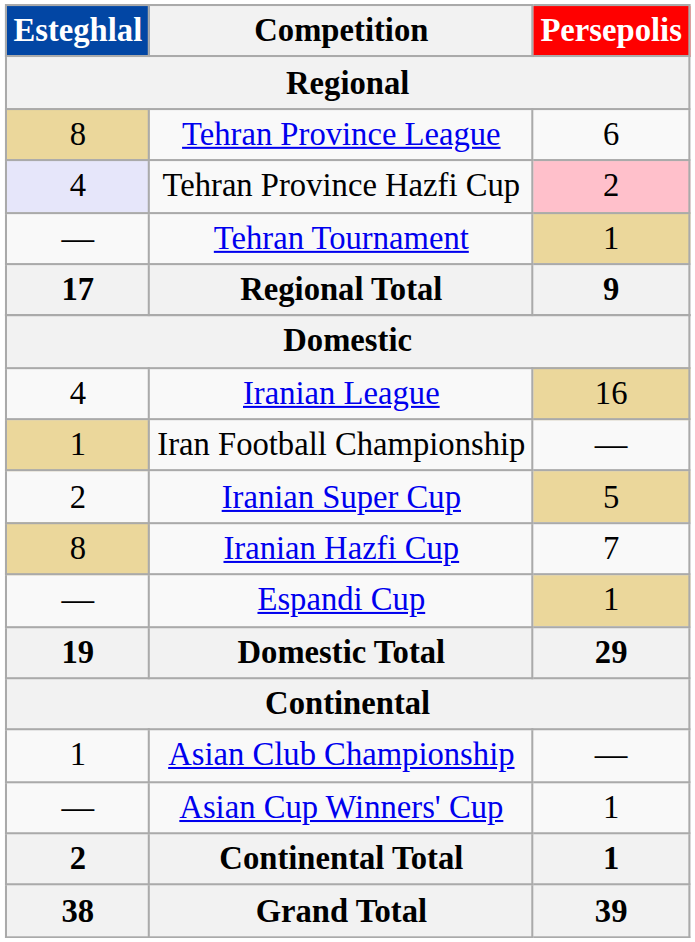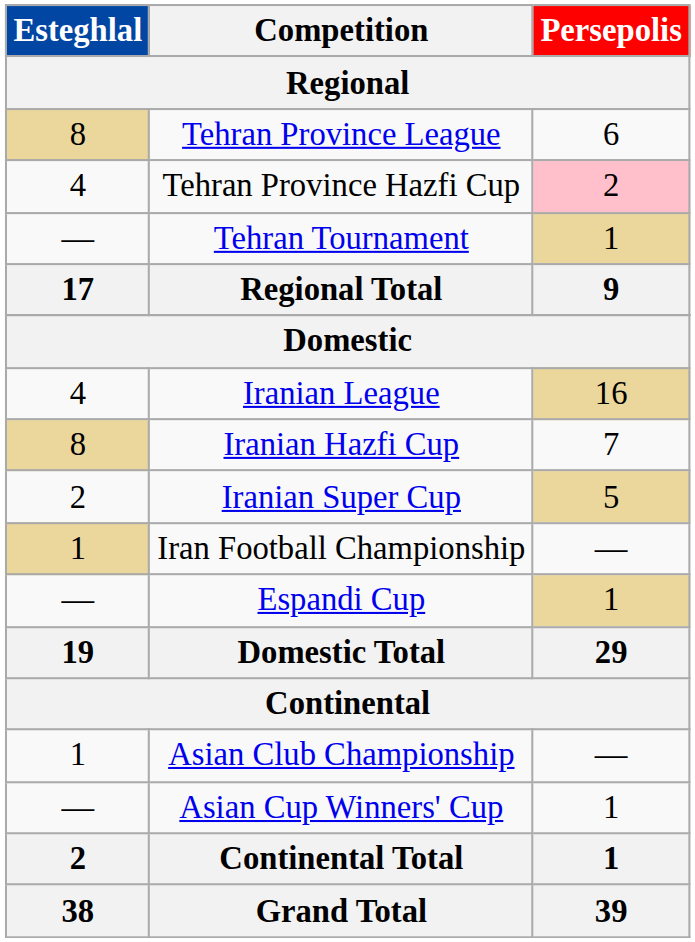(78, 185) lavender background -> (78, 185) no background
rows swapped: (341, 548) <-> (341, 444)
